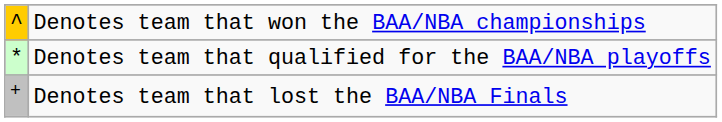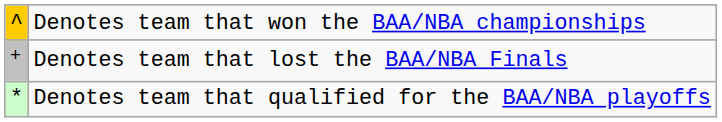rows swapped: (300, 96) <-> (372, 58)
